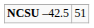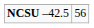(80, 13) 51 -> (80, 13) 56
